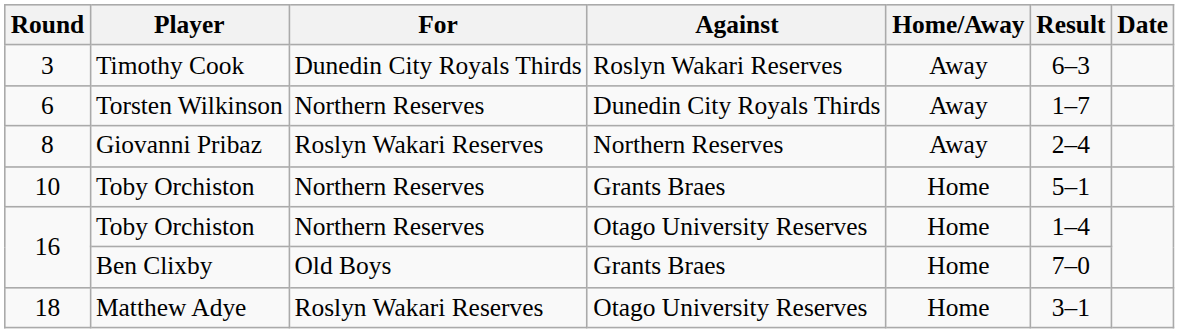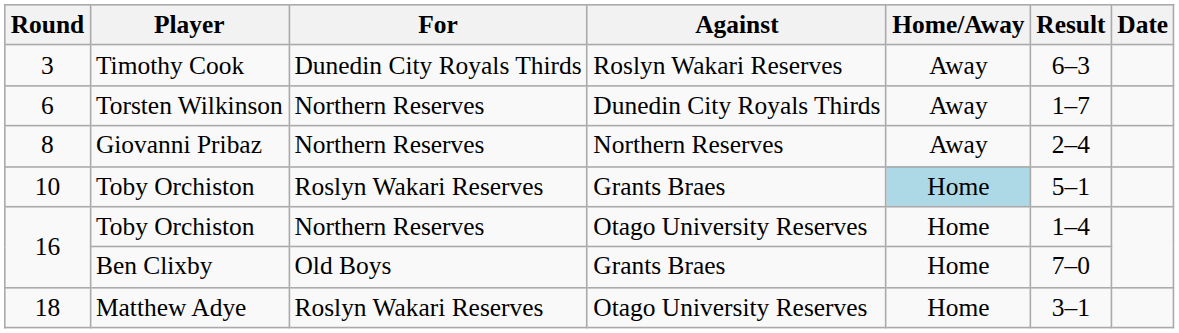(419, 145) Roslyn Wakari Reserves -> (389, 145) Northern Reserves
(389, 186) Northern Reserves -> (419, 186) Roslyn Wakari Reserves
(958, 186) no background -> (958, 186) lightblue background
